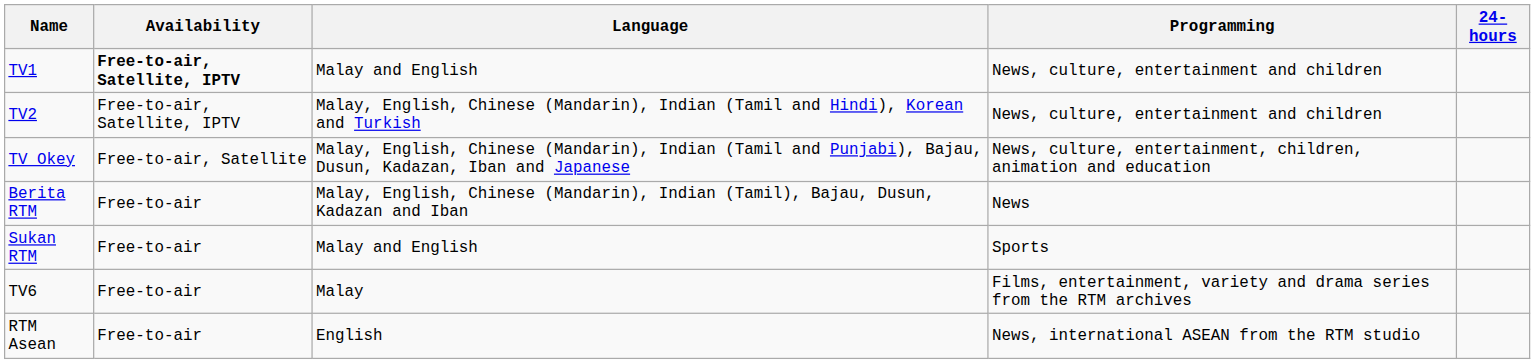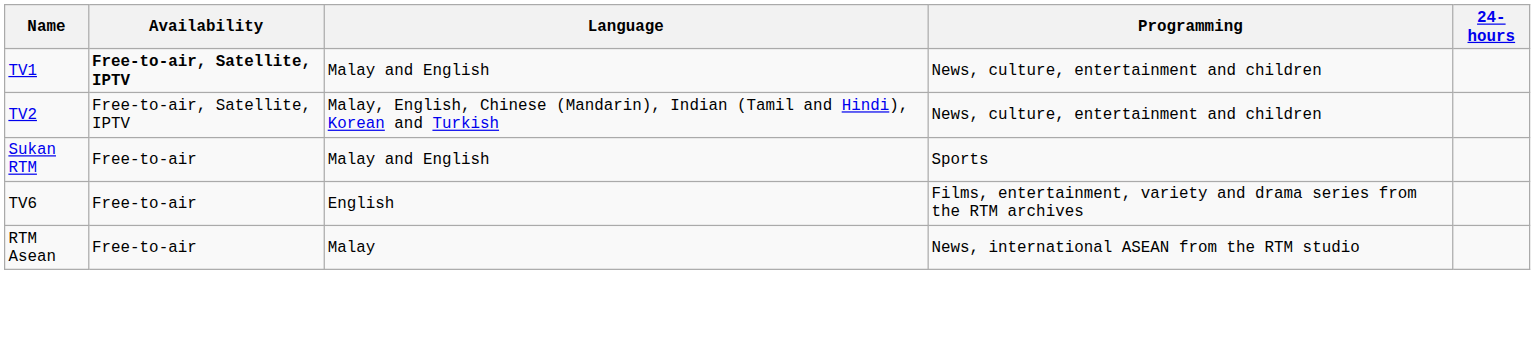- row: (42, 159)
- row: (37, 203)
(340, 292) Malay -> (361, 203) English
(349, 336) English -> (352, 247) Malay
